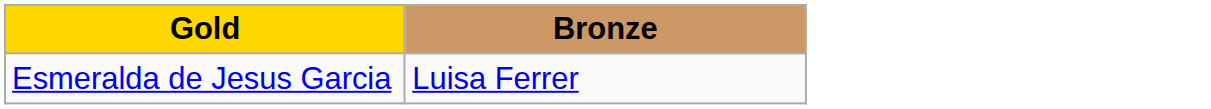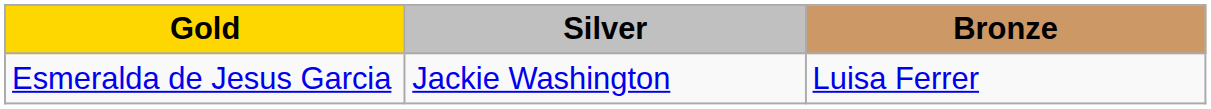+ column: (605, 28)
